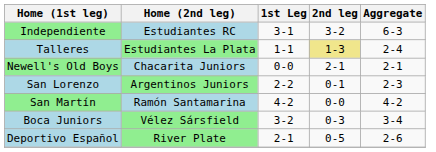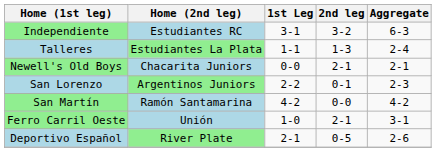(335, 49) khaki background -> (342, 49) no background
- row: (63, 120)
+ row: (66, 120)
